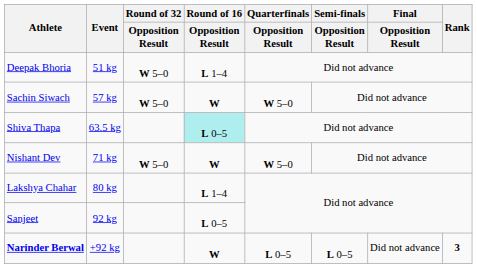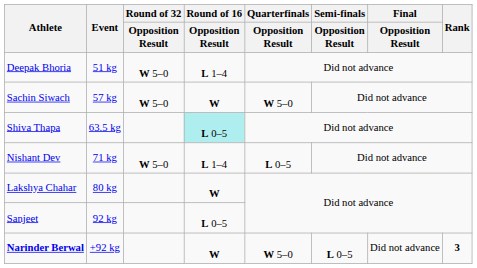(214, 164) W -> (214, 164) L 1–4
(278, 164) W 5–0 -> (278, 164) L 0–5
(214, 194) L 1–4 -> (214, 194) W
(278, 254) L 0–5 -> (278, 254) W 5–0
